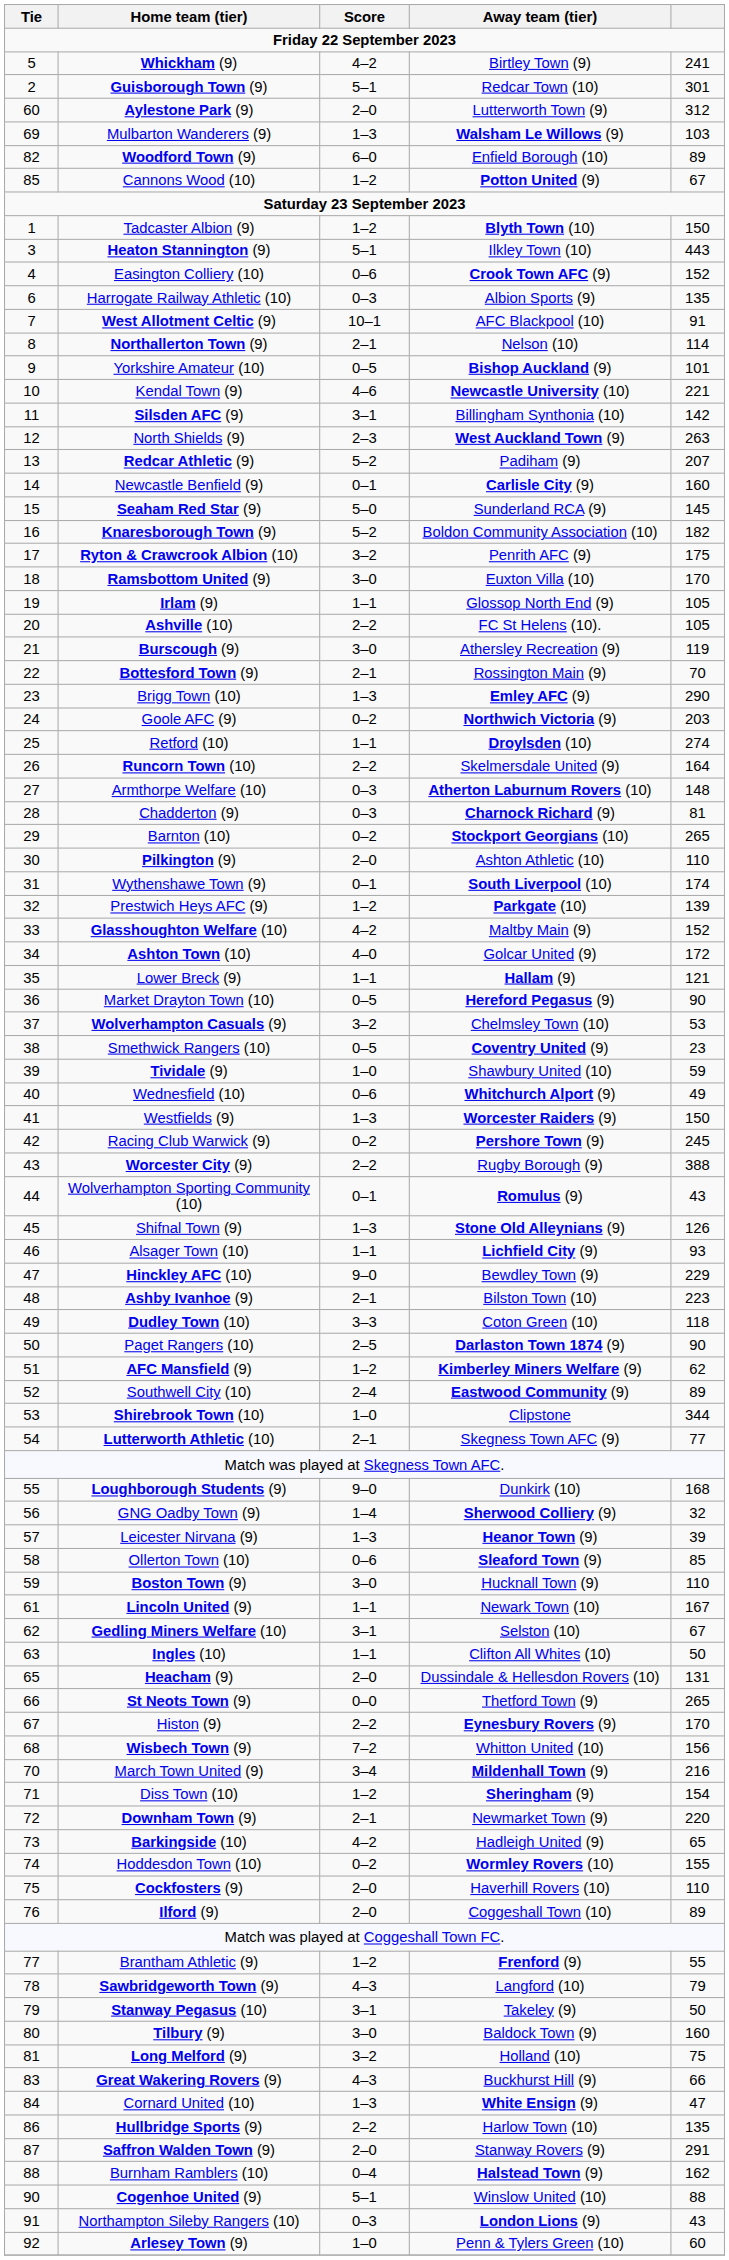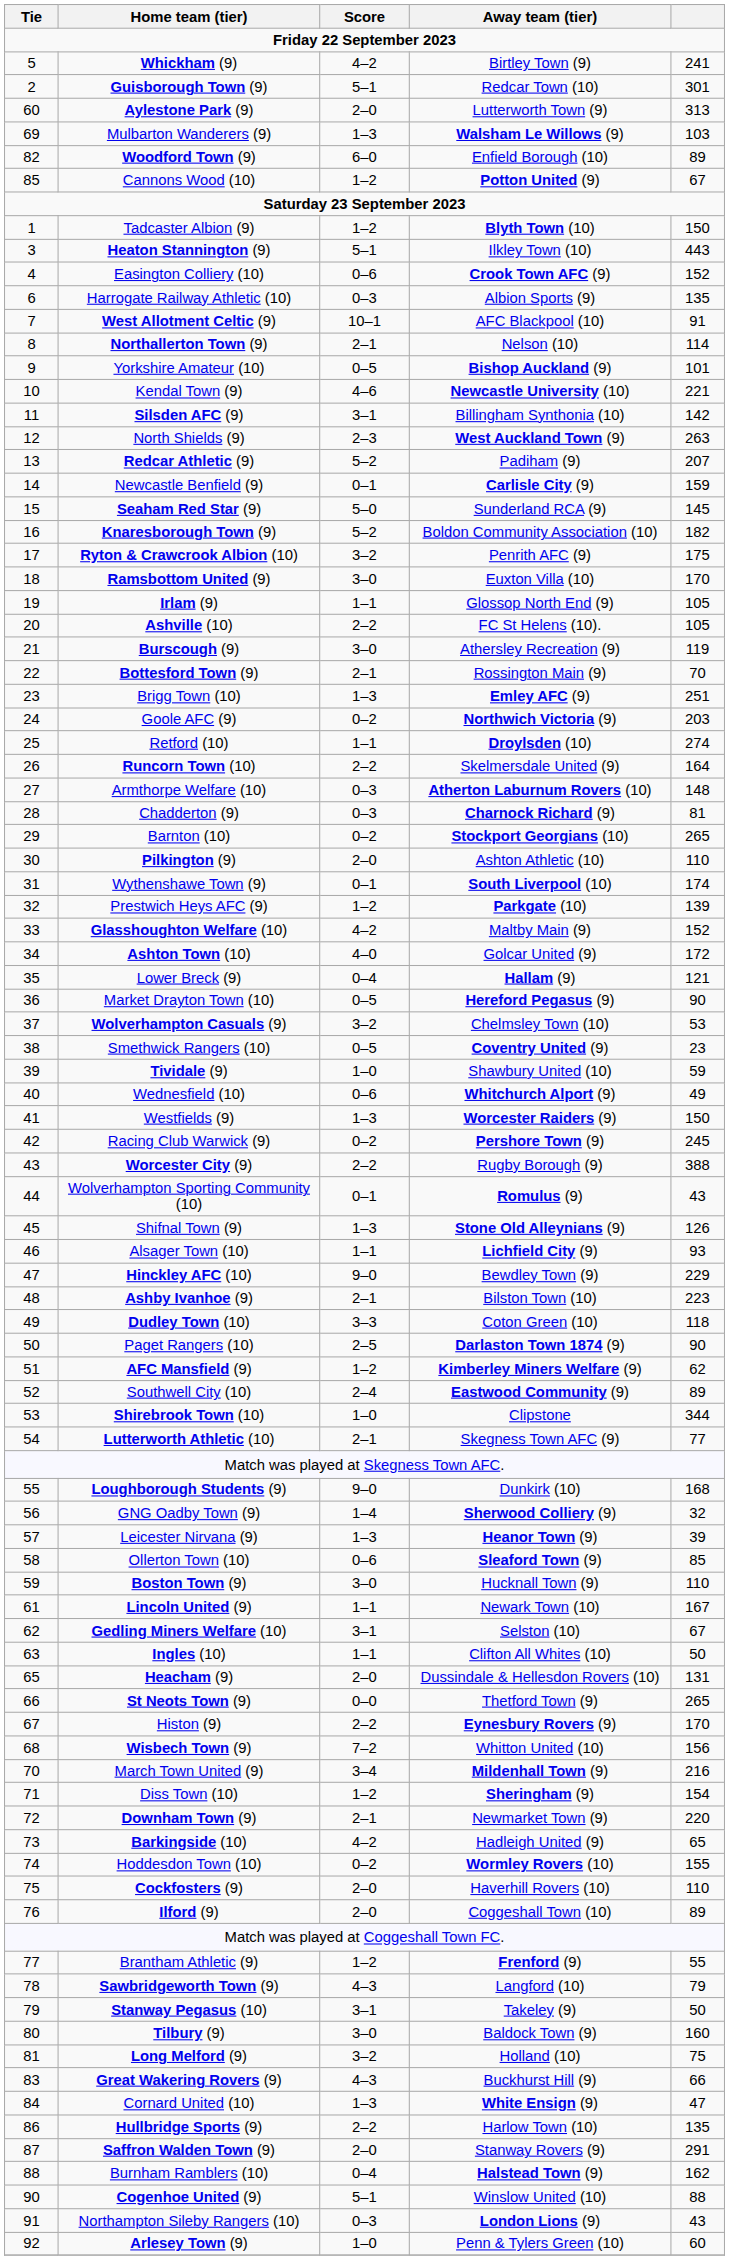(697, 110) 312 -> (697, 110) 313
(697, 485) 160 -> (697, 485) 159
(697, 696) 290 -> (697, 696) 251
(364, 977) 1–1 -> (364, 977) 0–4
